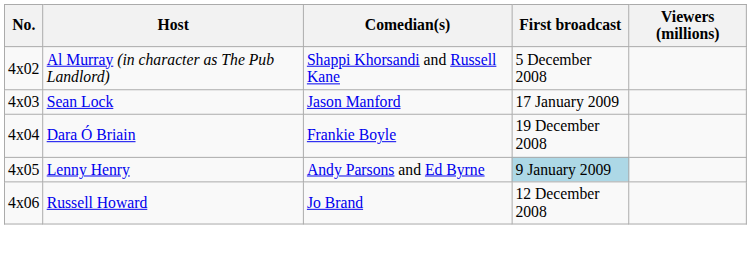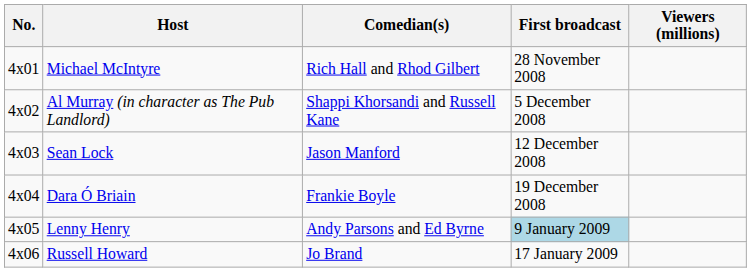+ row: (104, 68)
(567, 101) 17 January 2009 -> (556, 153) 12 December 2008
(557, 203) 12 December 2008 -> (566, 254) 17 January 2009
